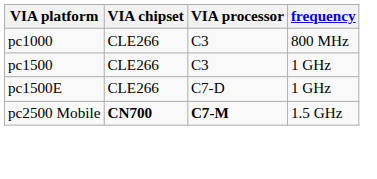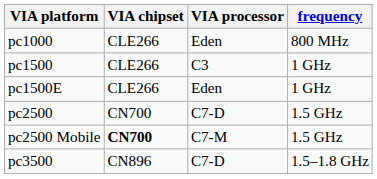(200, 40) C3 -> (206, 40) Eden
(208, 88) C7-D -> (206, 88) Eden
+ row: (30, 112)
(210, 112) bold -> (209, 137) normal
+ row: (30, 161)
